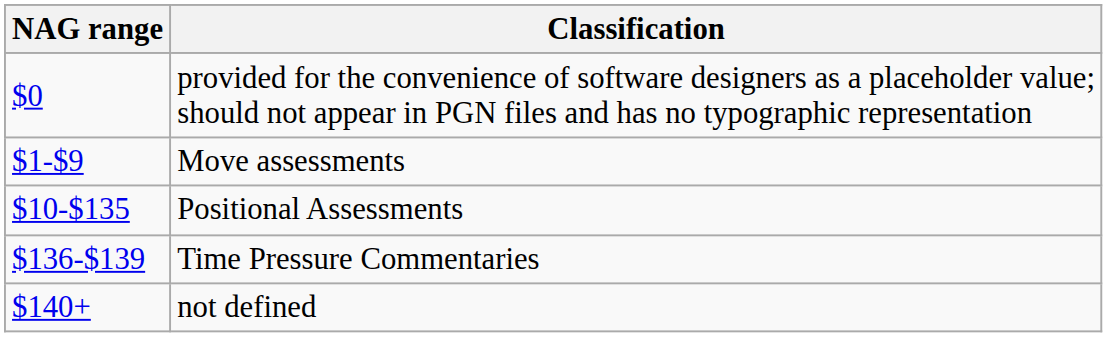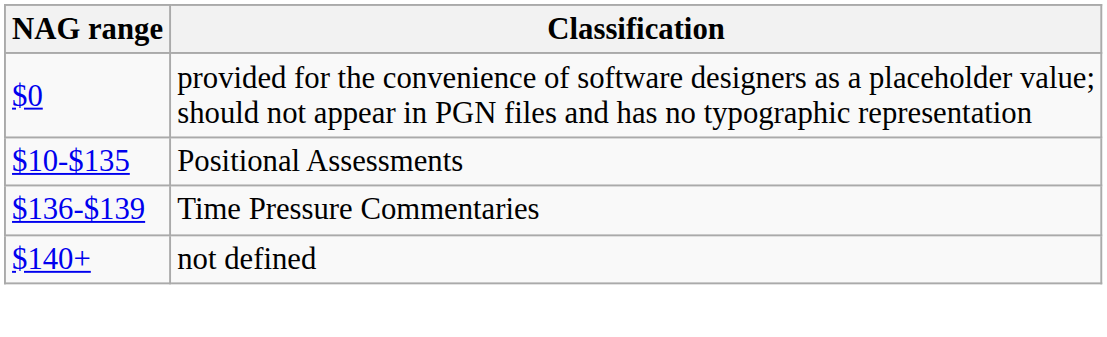- row: (291, 160)
